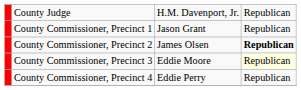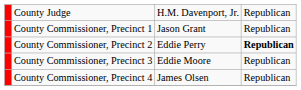(183, 45) James Olsen -> (181, 45) Eddie Perry
(267, 61) lightyellow background -> (267, 61) no background
(181, 77) Eddie Perry -> (183, 77) James Olsen
